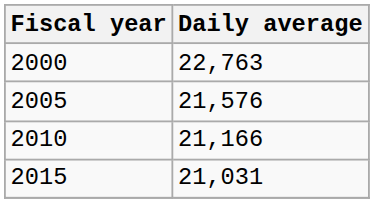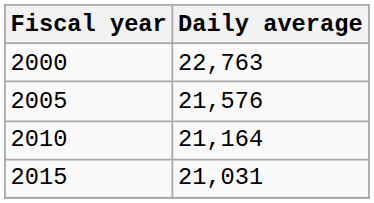(221, 140) 21,166 -> (221, 140) 21,164
